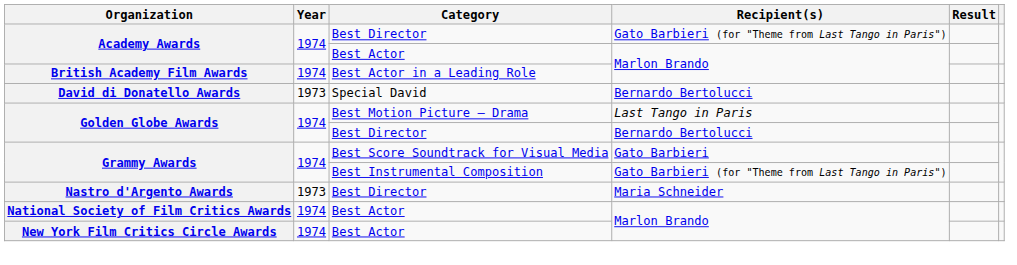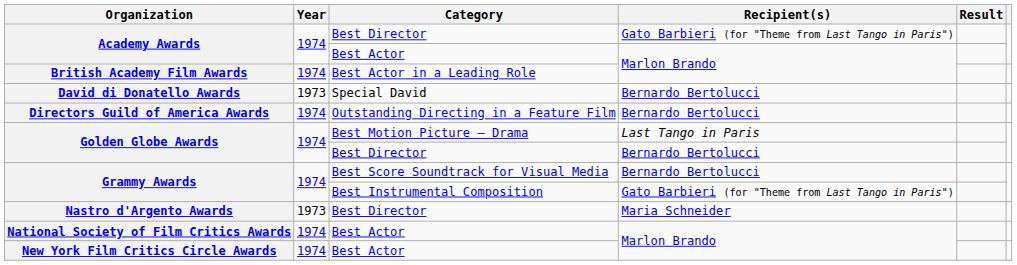+ row: (149, 113)
(662, 152) Gato Barbieri -> (691, 172) Bernardo Bertolucci
